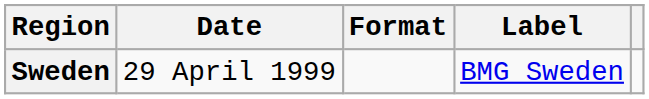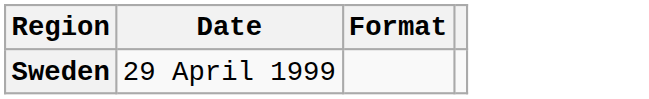- column: (542, 27)
